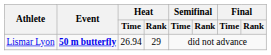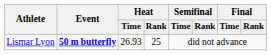(131, 42) 26.94 -> (131, 42) 26.93
(156, 42) 29 -> (156, 42) 25
